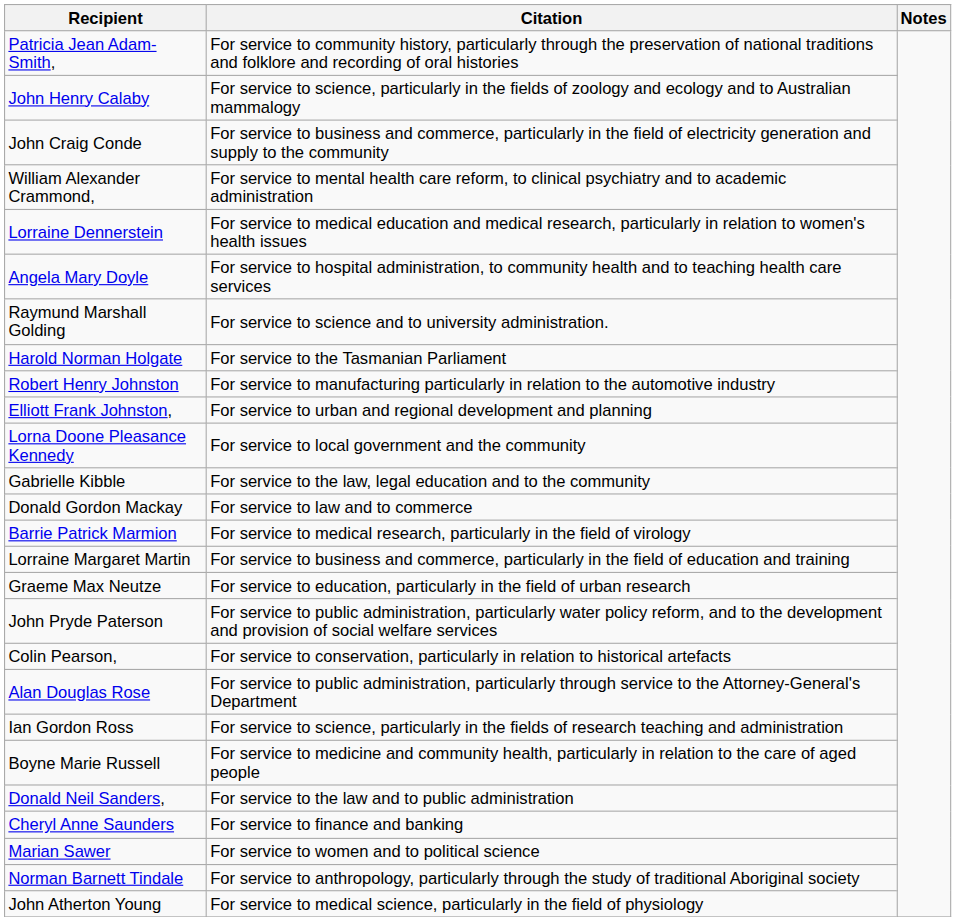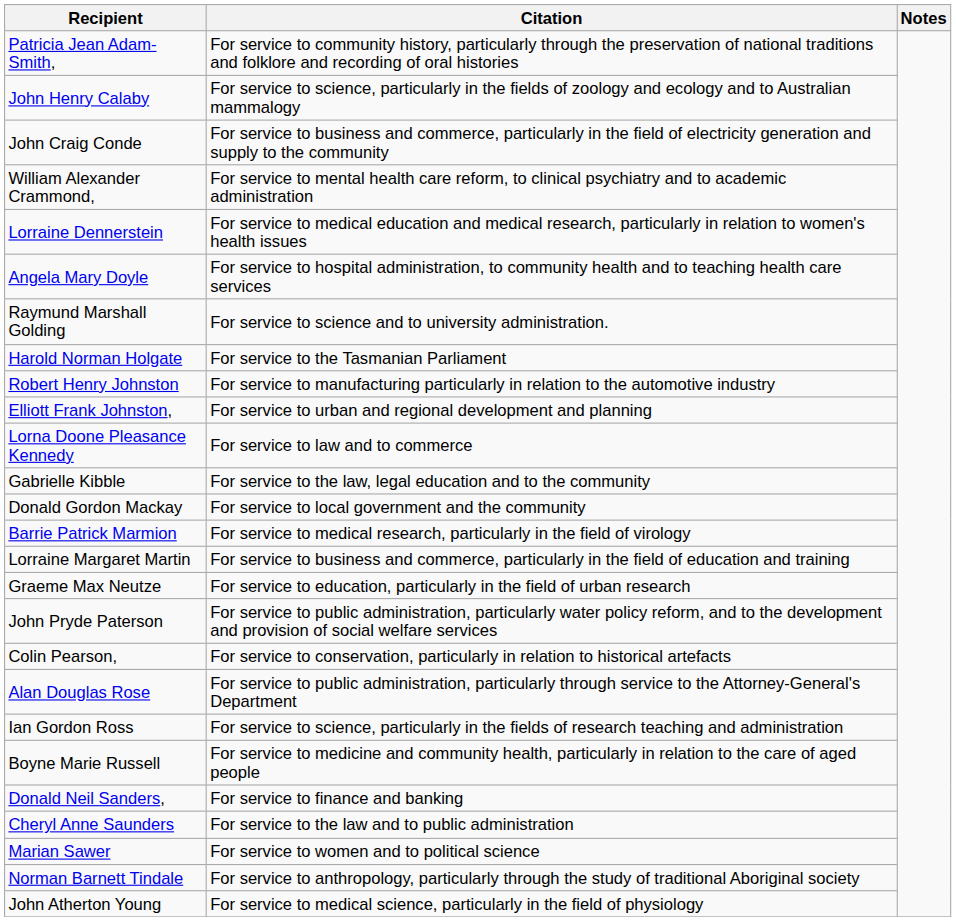(398, 445) For service to local government and the community -> (341, 445) For service to law and to commerce
(341, 507) For service to law and to commerce -> (398, 507) For service to local government and the community
(392, 799) For service to the law and to public administration -> (337, 799) For service to finance and banking
(337, 825) For service to finance and banking -> (392, 825) For service to the law and to public administration
